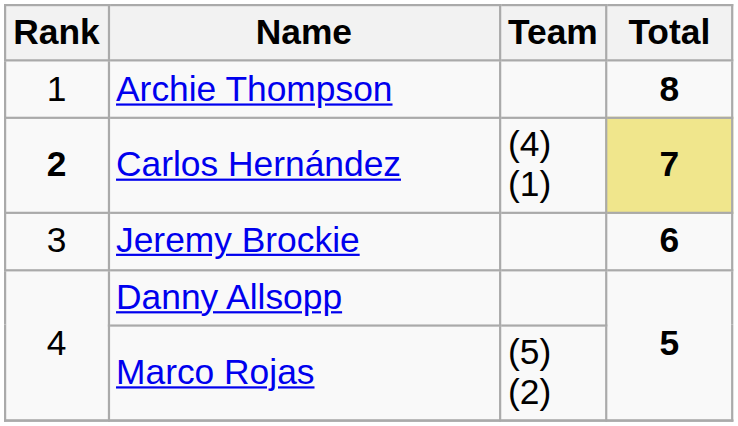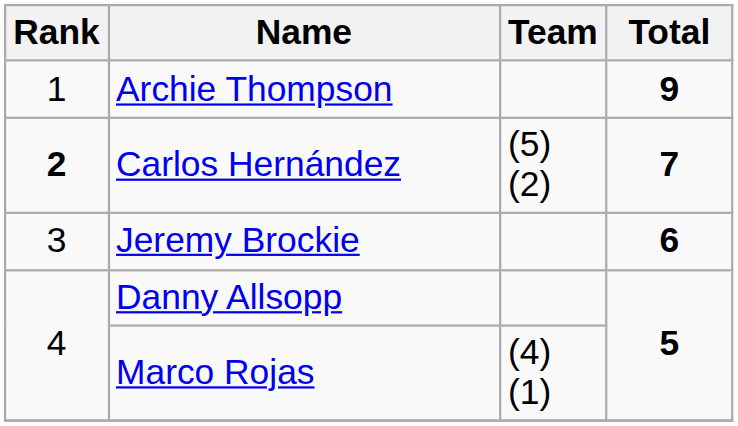(669, 88) 8 -> (669, 88) 9
(530, 164) (4) (1) -> (530, 164) (5) (2)
(669, 164) khaki background -> (669, 164) no background
(530, 372) (5) (2) -> (530, 372) (4) (1)
